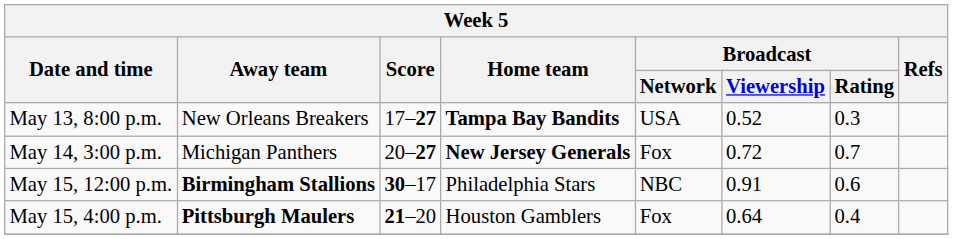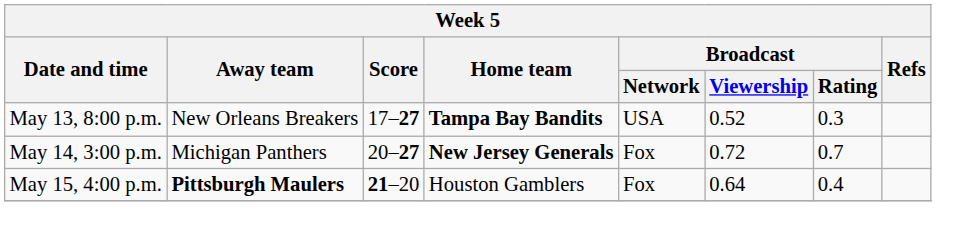- row: (91, 184)
